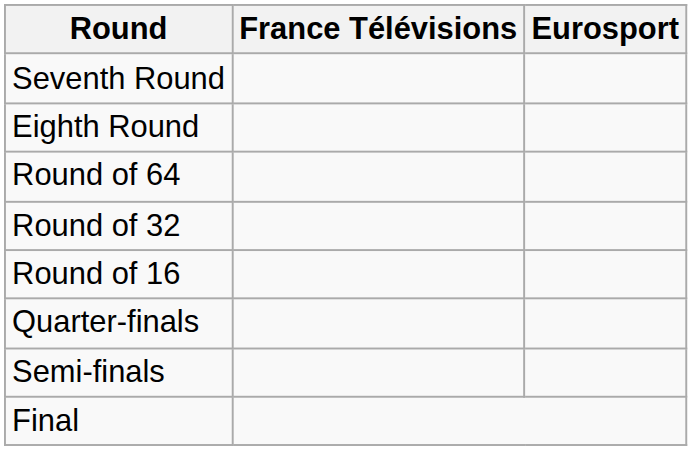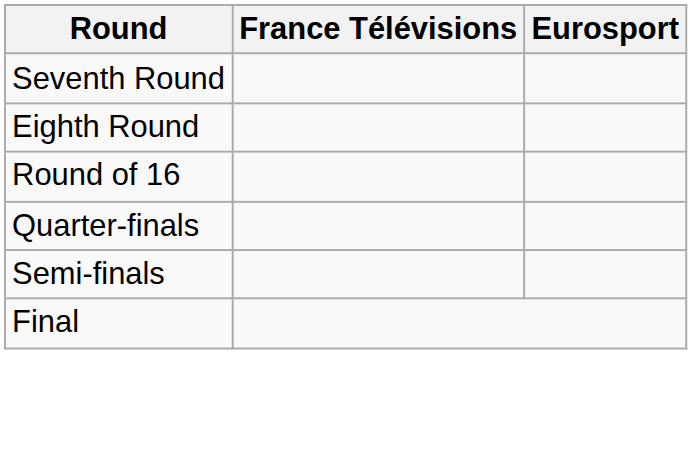- row: (96, 175)
- row: (96, 224)
